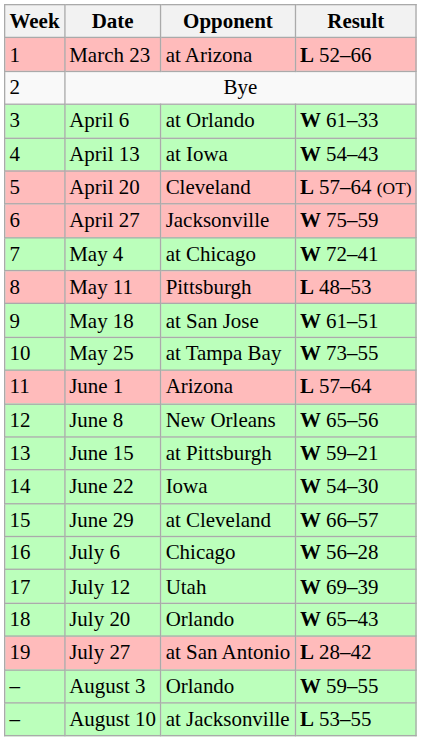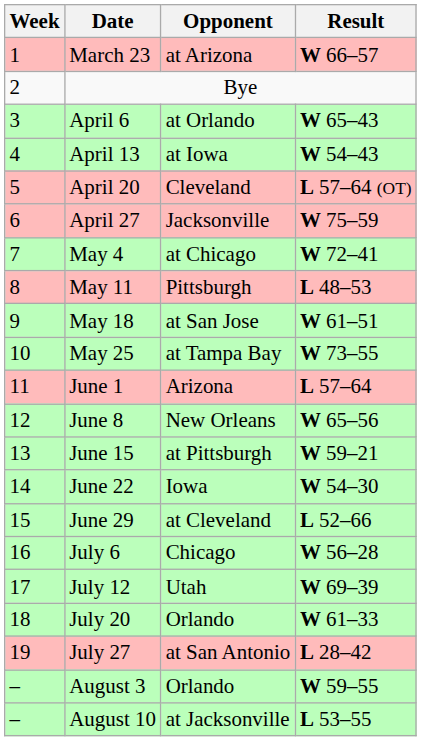(336, 54) L 52–66 -> (339, 54) W 66–57
(339, 120) W 61–33 -> (339, 120) W 65–43
(339, 519) W 66–57 -> (336, 519) L 52–66
(339, 619) W 65–43 -> (339, 619) W 61–33
